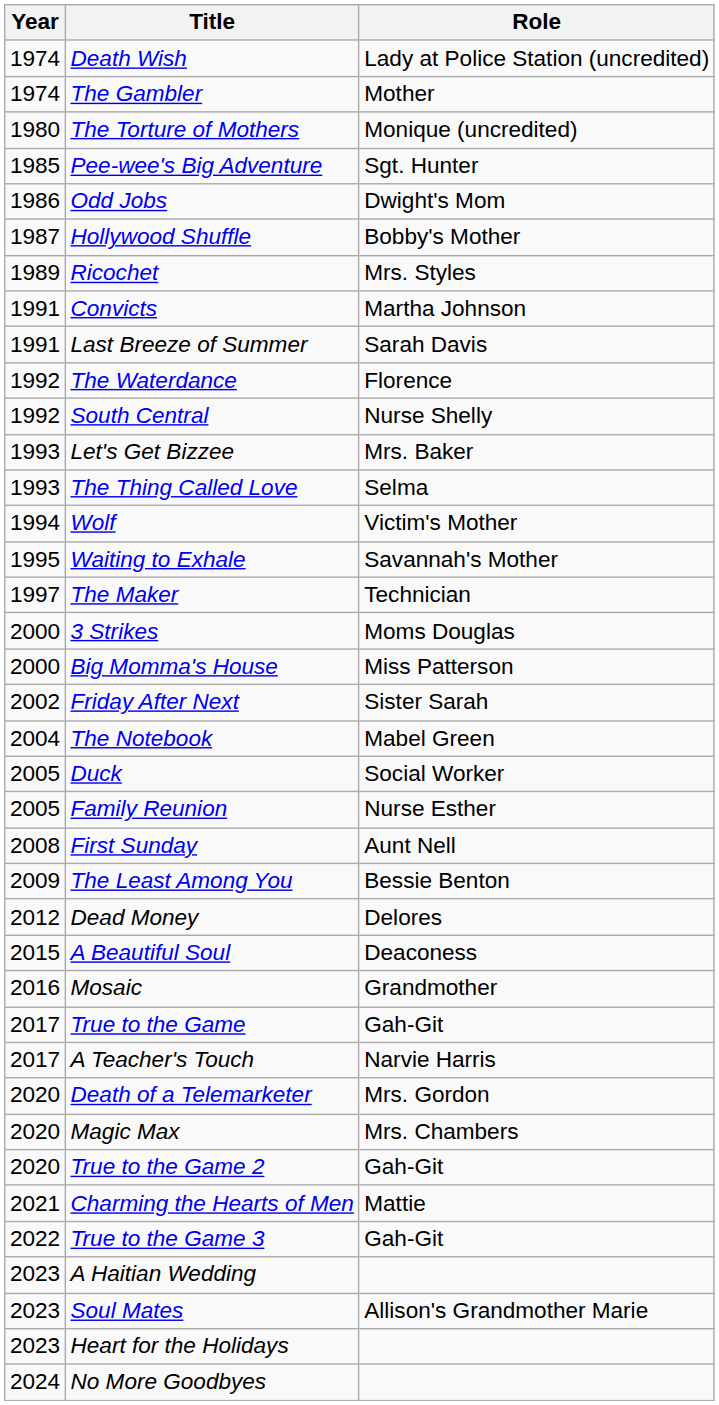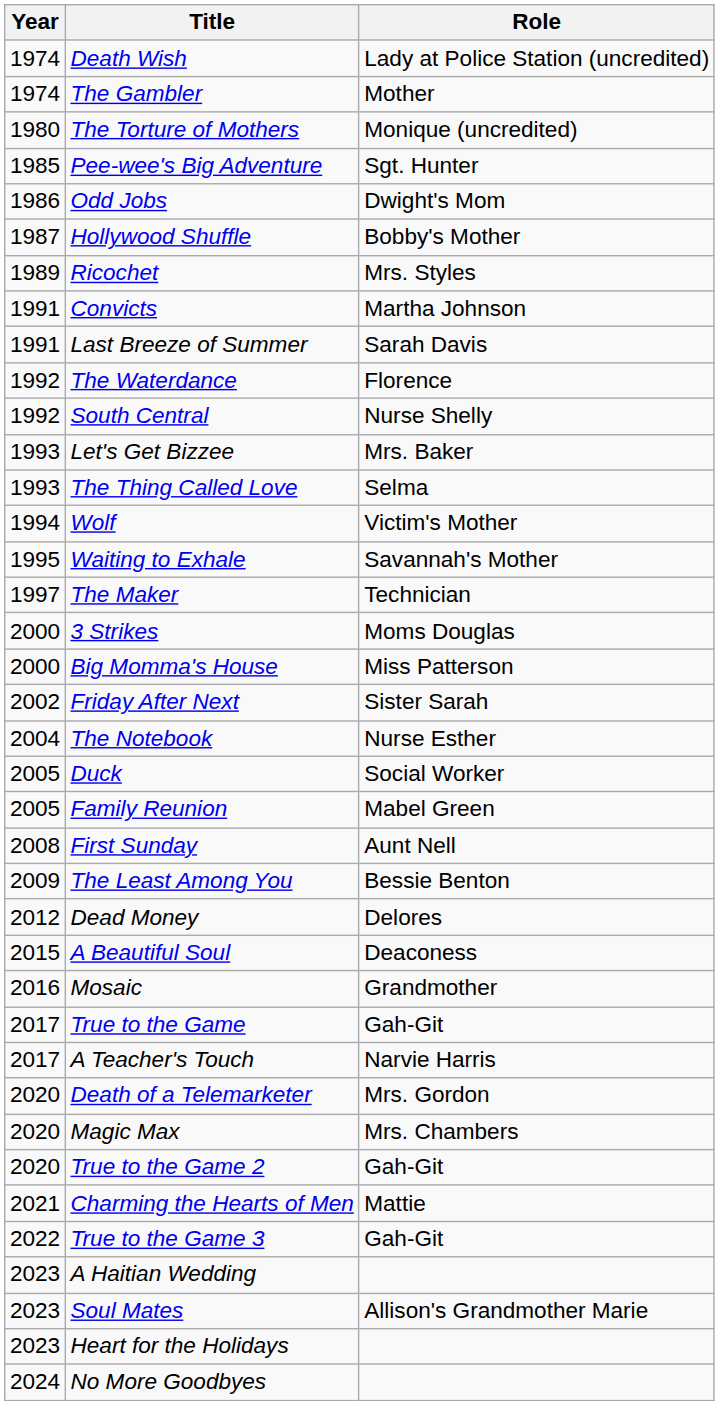(429, 737) Mabel Green -> (430, 737) Nurse Esther
(430, 809) Nurse Esther -> (429, 809) Mabel Green
